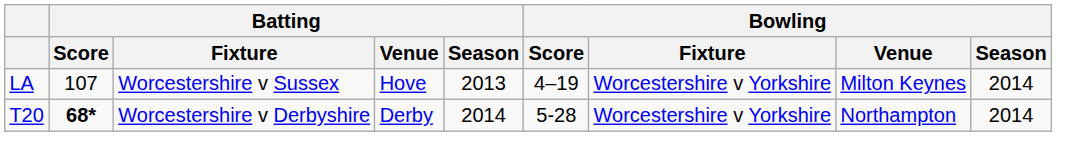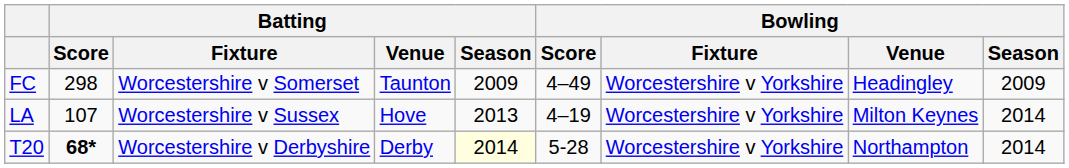+ row: (23, 84)
(484, 116) no background -> (496, 147) lightyellow background
